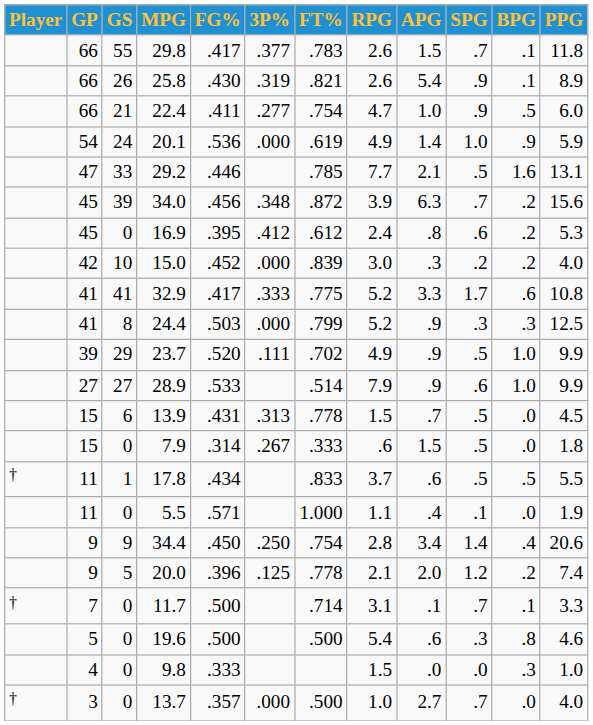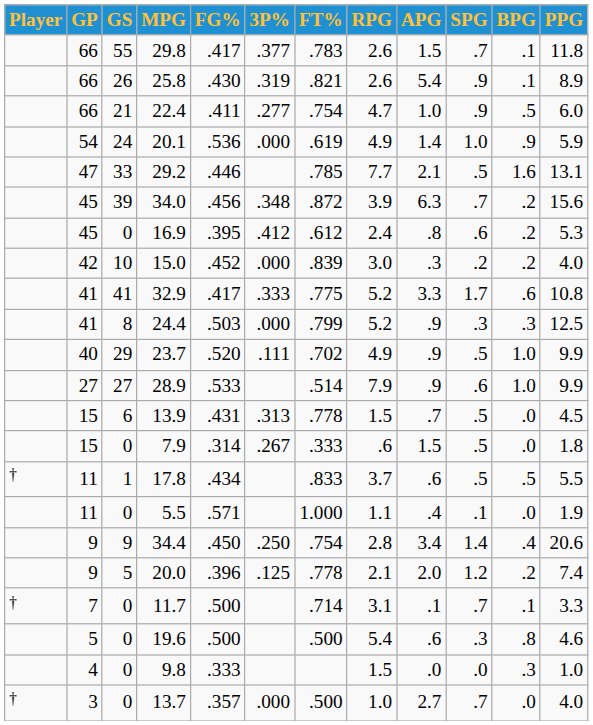(88, 354) 39 -> (88, 354) 40
